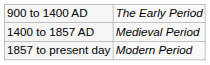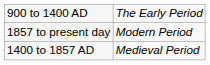rows swapped: (51, 32) <-> (59, 50)
